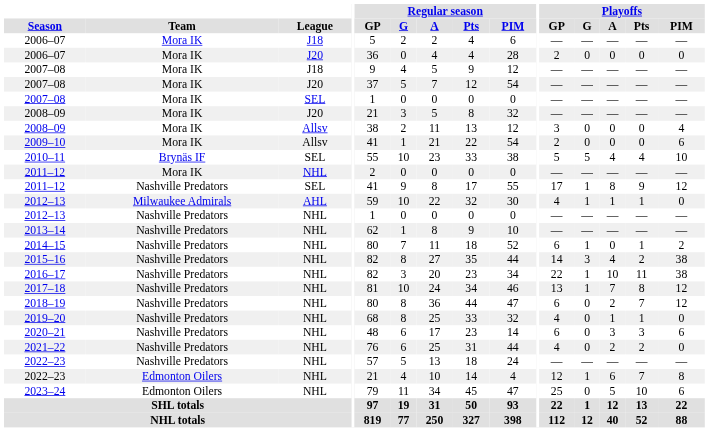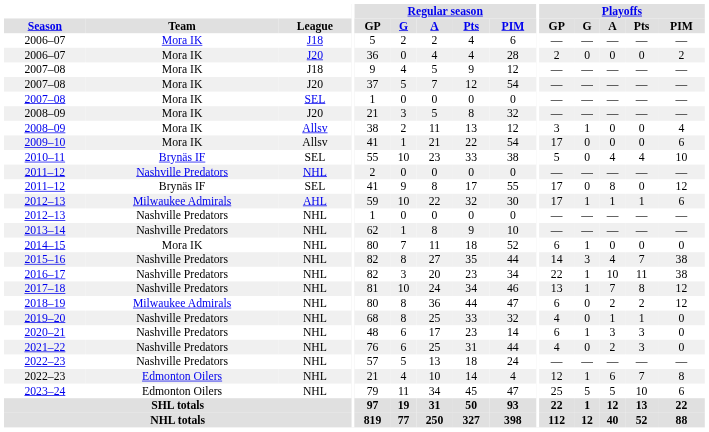(681, 55) 0 -> (681, 55) 2
(587, 128) 0 -> (587, 128) 1
(557, 142) 2 -> (557, 142) 17
(587, 157) 5 -> (587, 157) 0
(182, 172) Mora IK -> (182, 172) Nashville Predators
(182, 186) Nashville Predators -> (182, 186) Brynäs IF
(587, 186) 1 -> (587, 186) 0
(642, 186) 9 -> (642, 186) 0
(557, 201) 4 -> (557, 201) 17
(681, 201) 0 -> (681, 201) 6
(182, 245) Nashville Predators -> (182, 245) Mora IK
(642, 245) 1 -> (642, 245) 0
(681, 245) 2 -> (681, 245) 0
(642, 259) 2 -> (642, 259) 7
(182, 303) Nashville Predators -> (182, 303) Milwaukee Admirals
(642, 303) 7 -> (642, 303) 2
(587, 332) 0 -> (587, 332) 1
(681, 332) 6 -> (681, 332) 0
(642, 347) 2 -> (642, 347) 3
(587, 391) 0 -> (587, 391) 5
